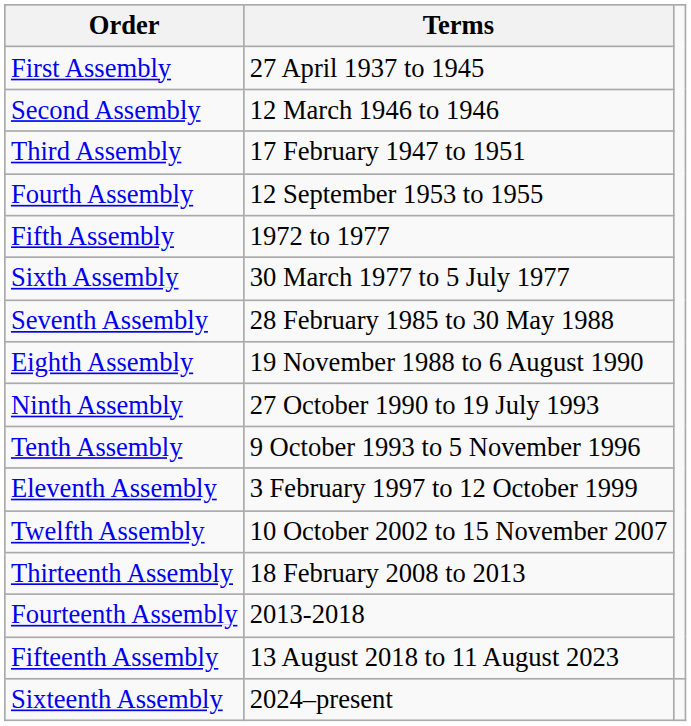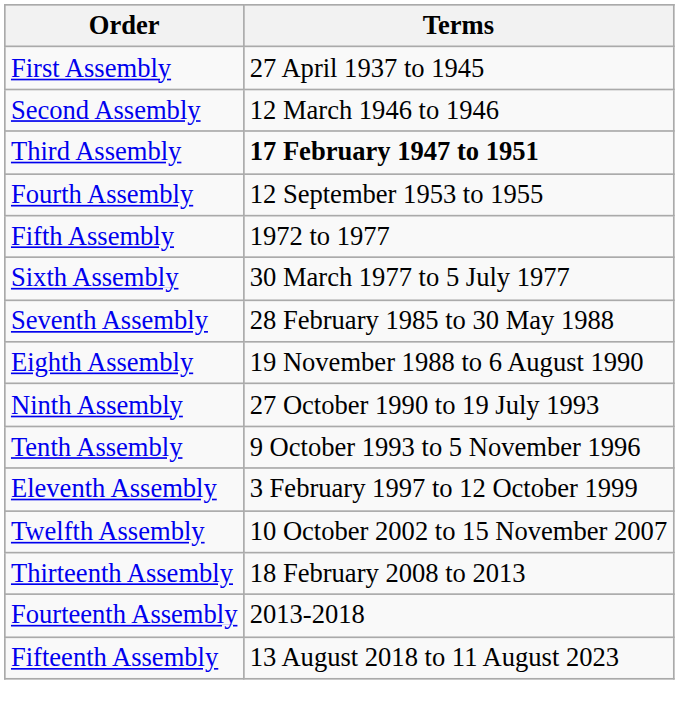(388, 151) normal -> (394, 151) bold
- row: (117, 699)
